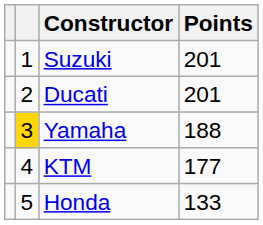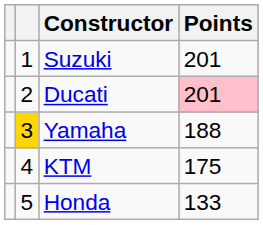(203, 95) no background -> (203, 95) pink background
(203, 166) 177 -> (203, 166) 175
